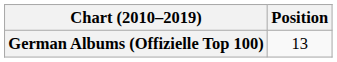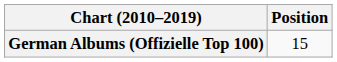(300, 43) 13 -> (300, 43) 15
